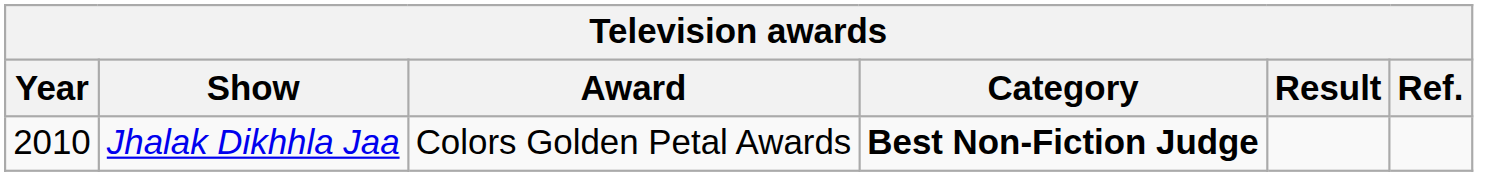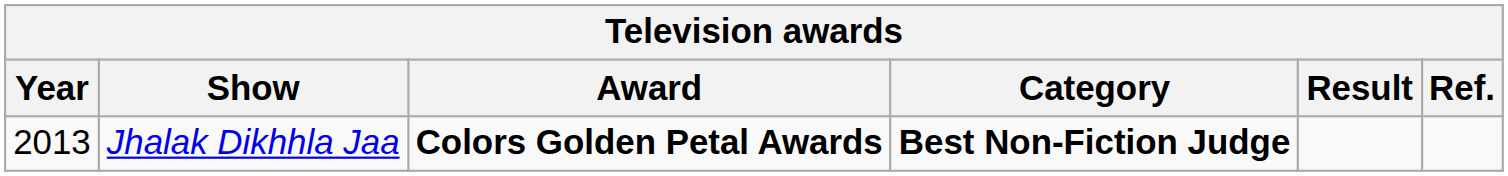(52, 142) 2010 -> (52, 142) 2013
(633, 142) normal -> (649, 142) bold
